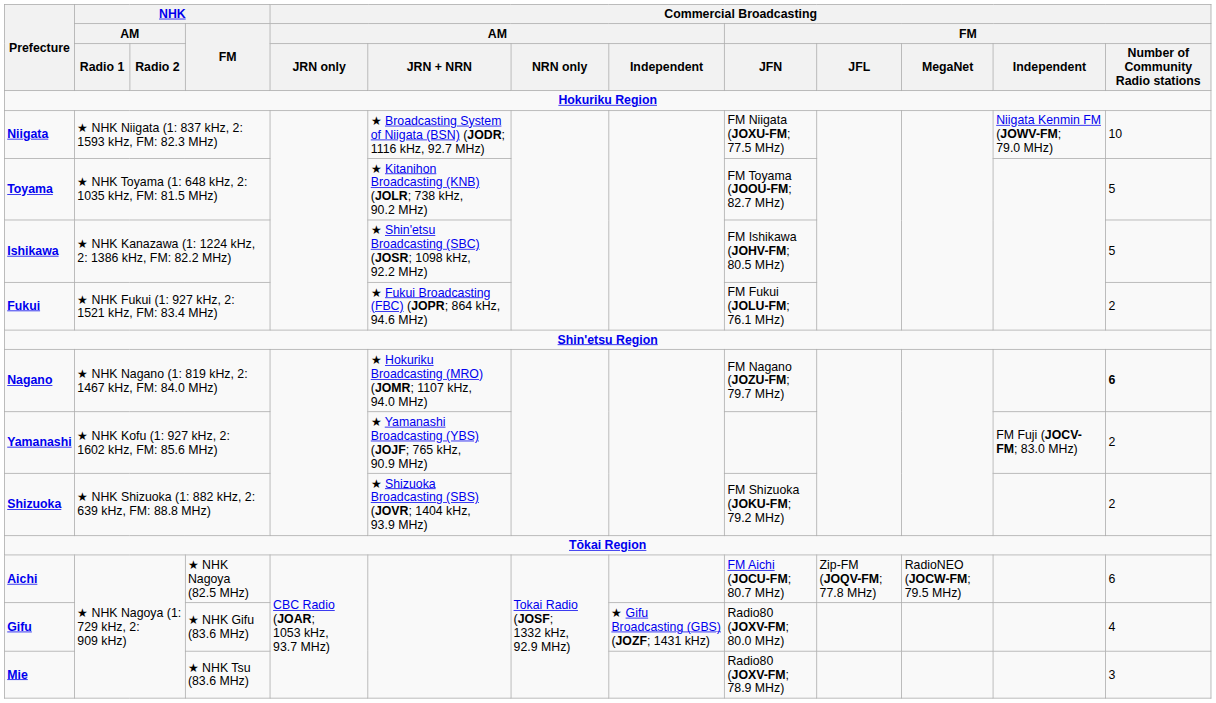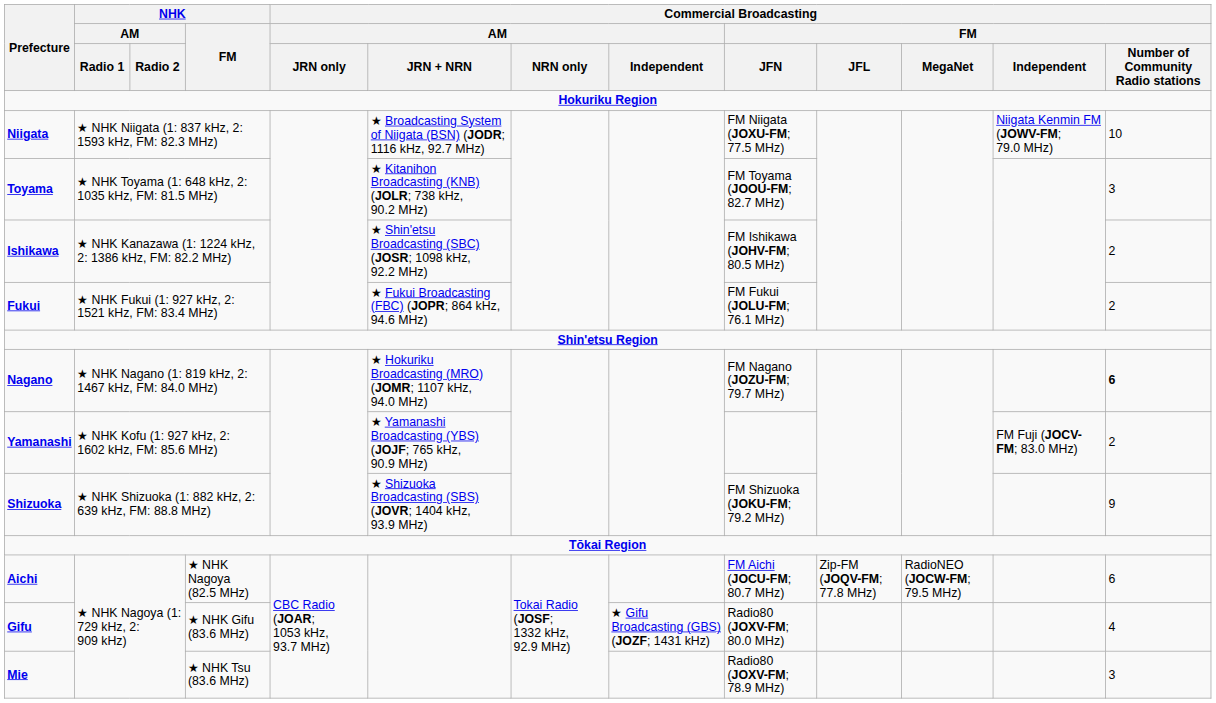(1112, 189) 5 -> (1112, 189) 3
(1112, 251) 5 -> (1112, 251) 2
(1112, 504) 2 -> (1112, 504) 9
